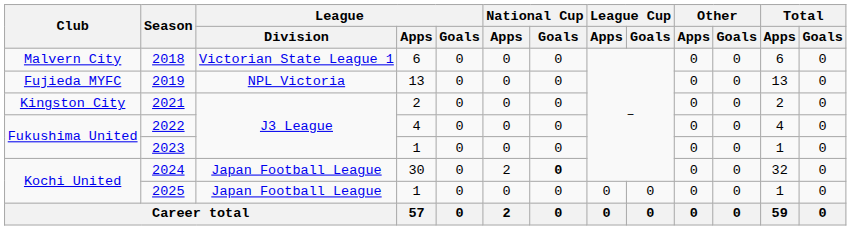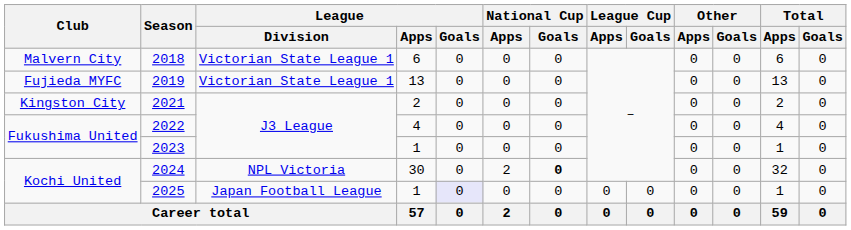(296, 82) NPL Victoria -> (296, 82) Victorian State League 1
(296, 170) Japan Football League -> (296, 170) NPL Victoria
(459, 192) no background -> (459, 192) lavender background
